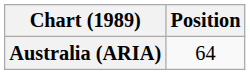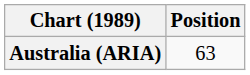(206, 52) 64 -> (206, 52) 63
